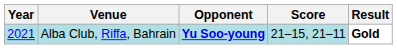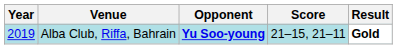(21, 34) 2021 -> (21, 34) 2019
